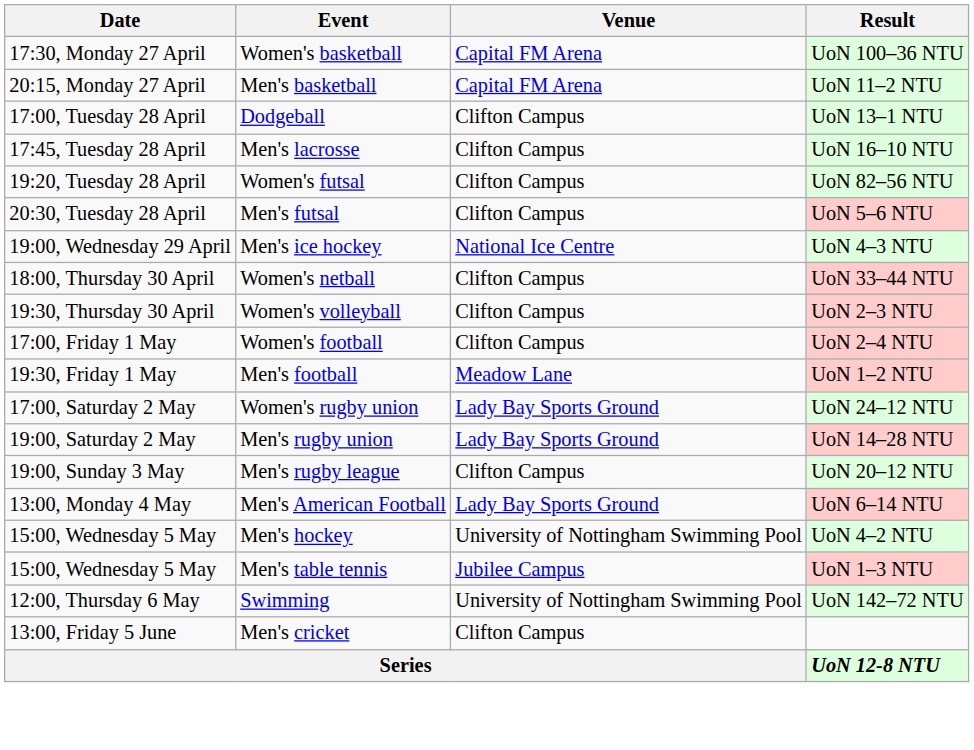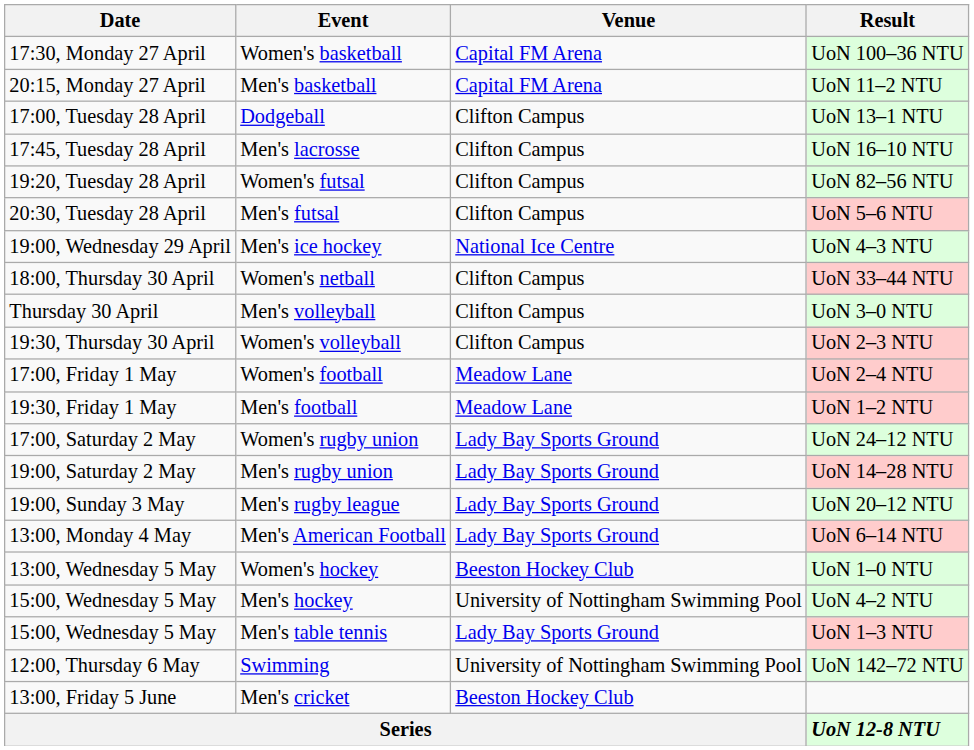+ row: (308, 310)
(520, 342) Clifton Campus -> (514, 375) Meadow Lane
(520, 471) Clifton Campus -> (557, 504) Lady Bay Sports Ground
+ row: (309, 568)
(520, 568) Jubilee Campus -> (557, 632) Lady Bay Sports Ground
(520, 632) Clifton Campus -> (544, 697) Beeston Hockey Club
